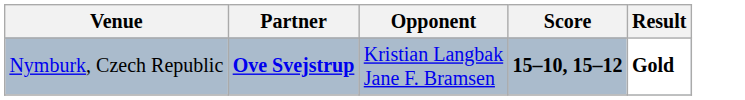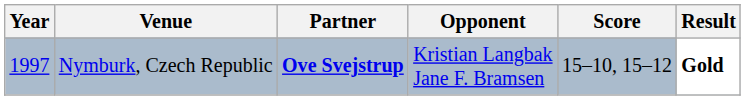+ column: (29, 21)
(568, 66) bold -> (617, 66) normal
